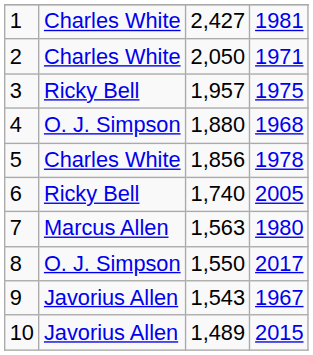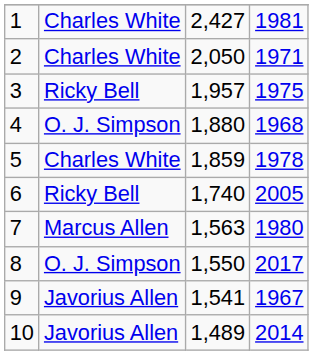(218, 159) 1,856 -> (218, 159) 1,859
(218, 297) 1,543 -> (218, 297) 1,541
(279, 332) 2015 -> (279, 332) 2014
